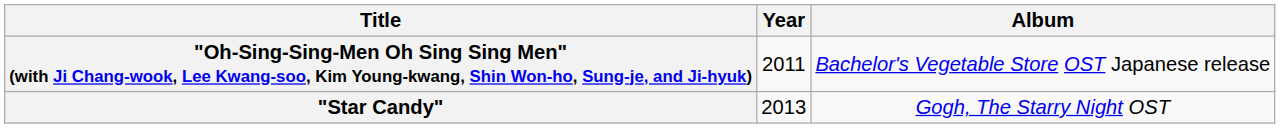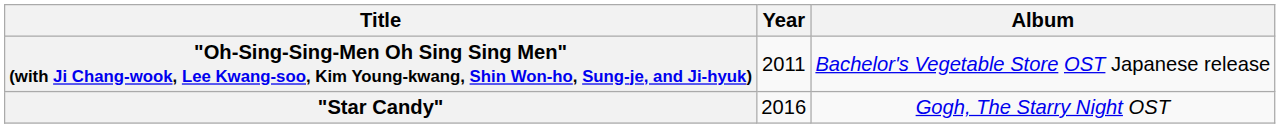(784, 107) 2013 -> (784, 107) 2016
